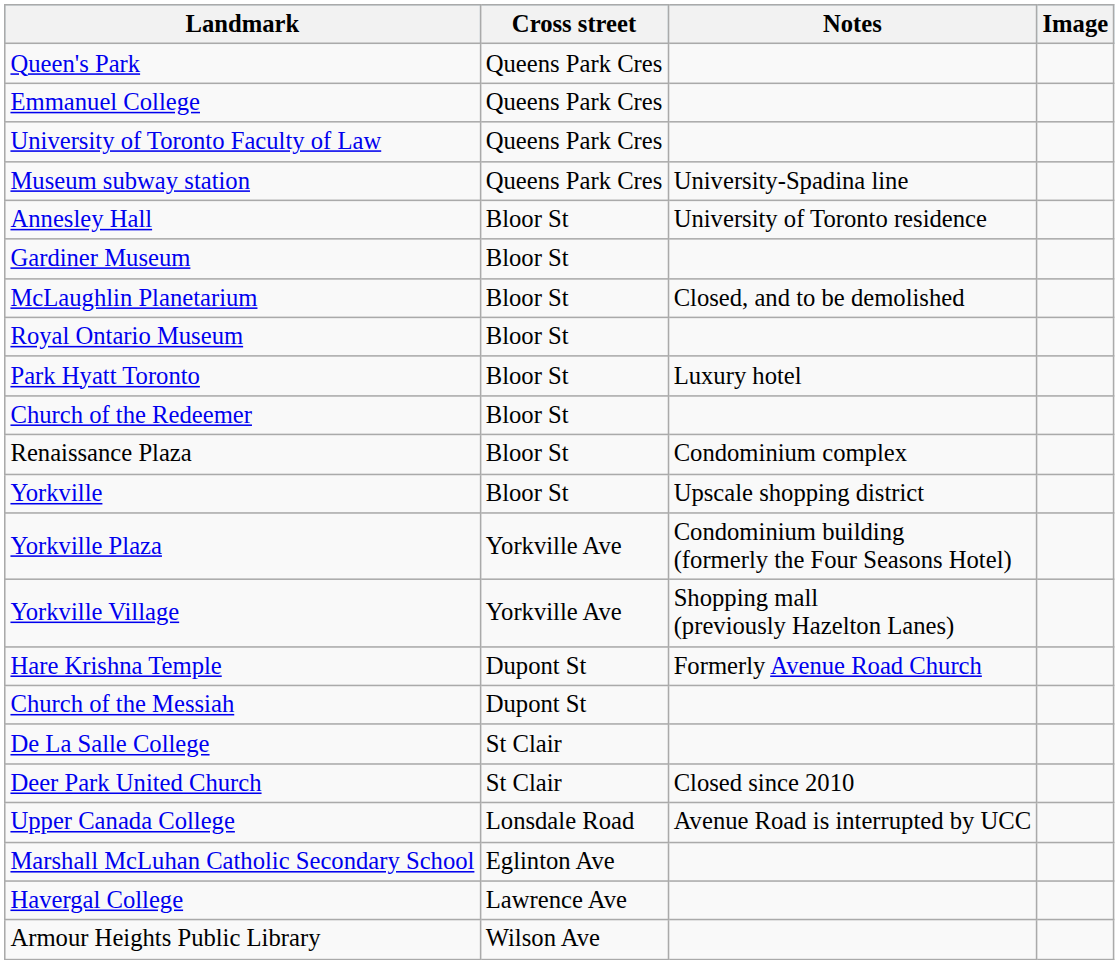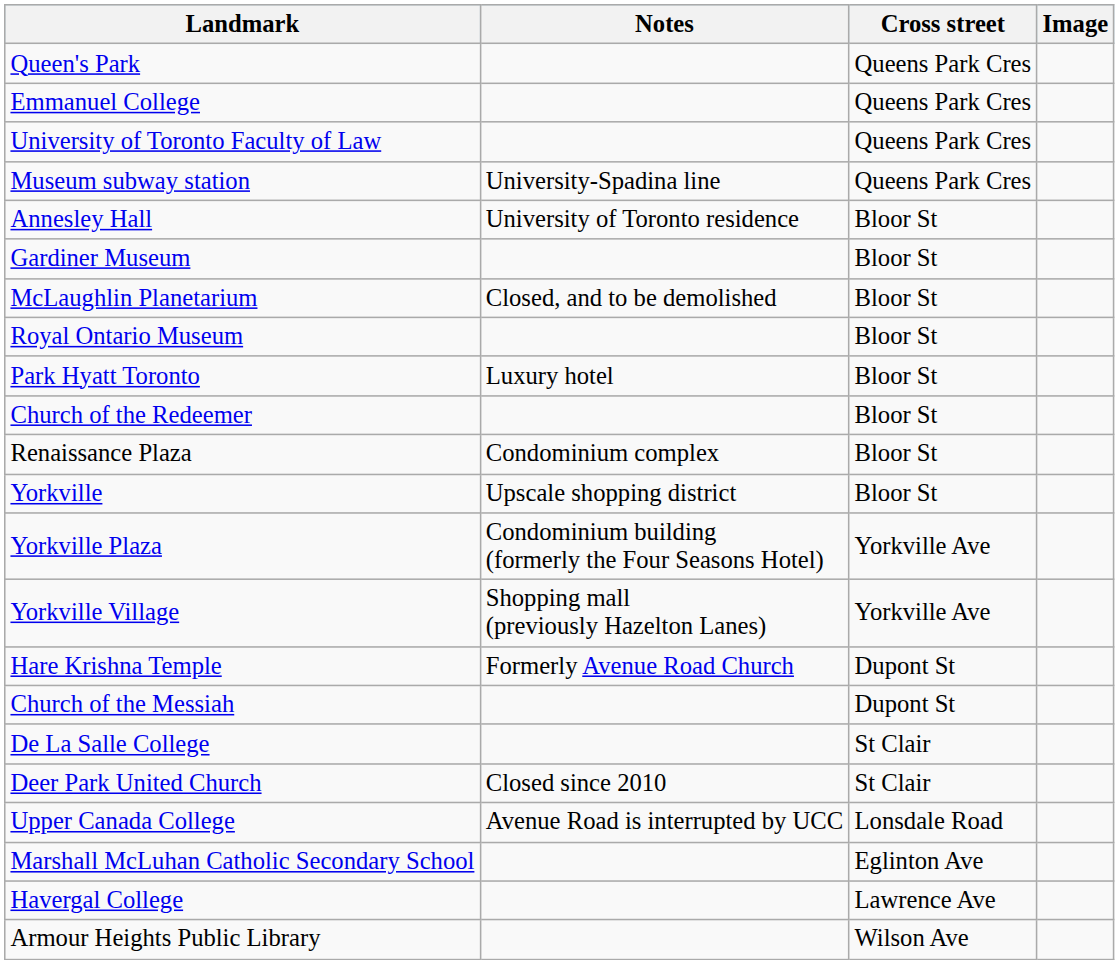columns swapped: (574, 24) <-> (852, 24)
